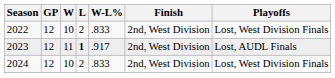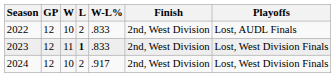(272, 30) Lost, West Division Finals -> (256, 30) Lost, AUDL Finals
(100, 47) .917 -> (100, 47) .833
(256, 47) Lost, AUDL Finals -> (272, 47) Lost, West Division Finals
(100, 64) .833 -> (100, 64) .917
